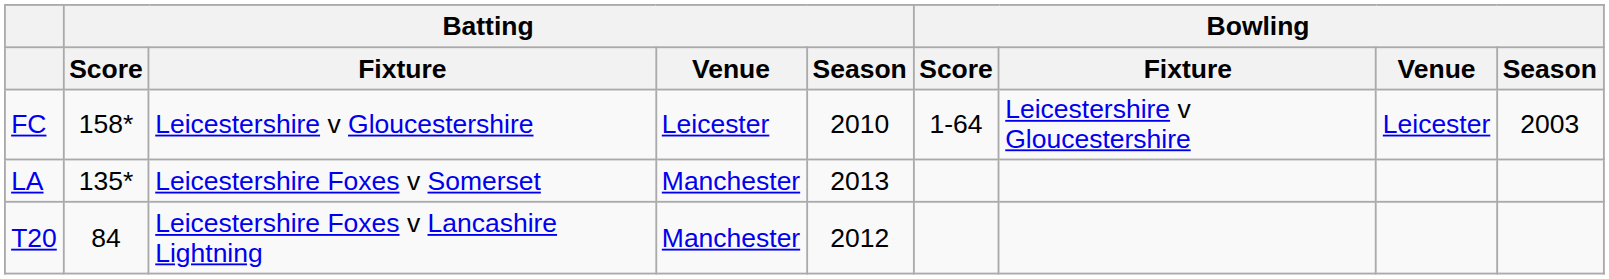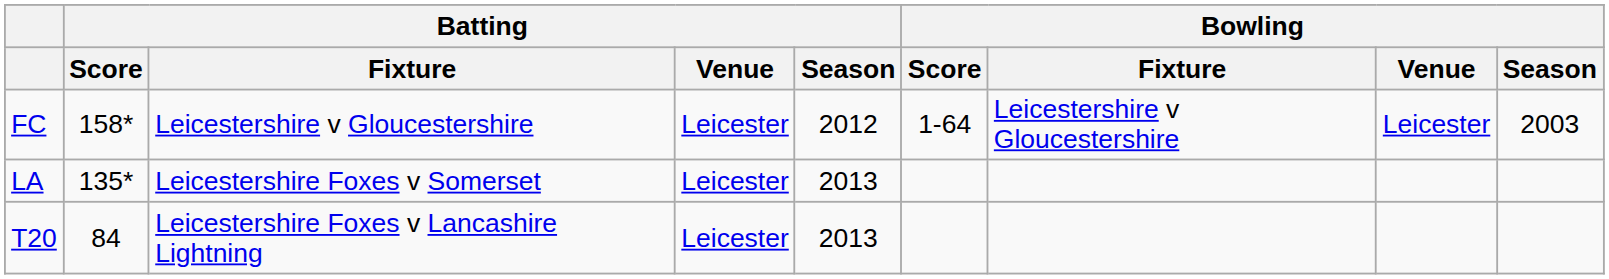(860, 125) 2010 -> (848, 125) 2012
(731, 181) Manchester -> (735, 181) Leicester
(731, 238) Manchester -> (735, 238) Leicester
(860, 238) 2012 -> (848, 238) 2013
